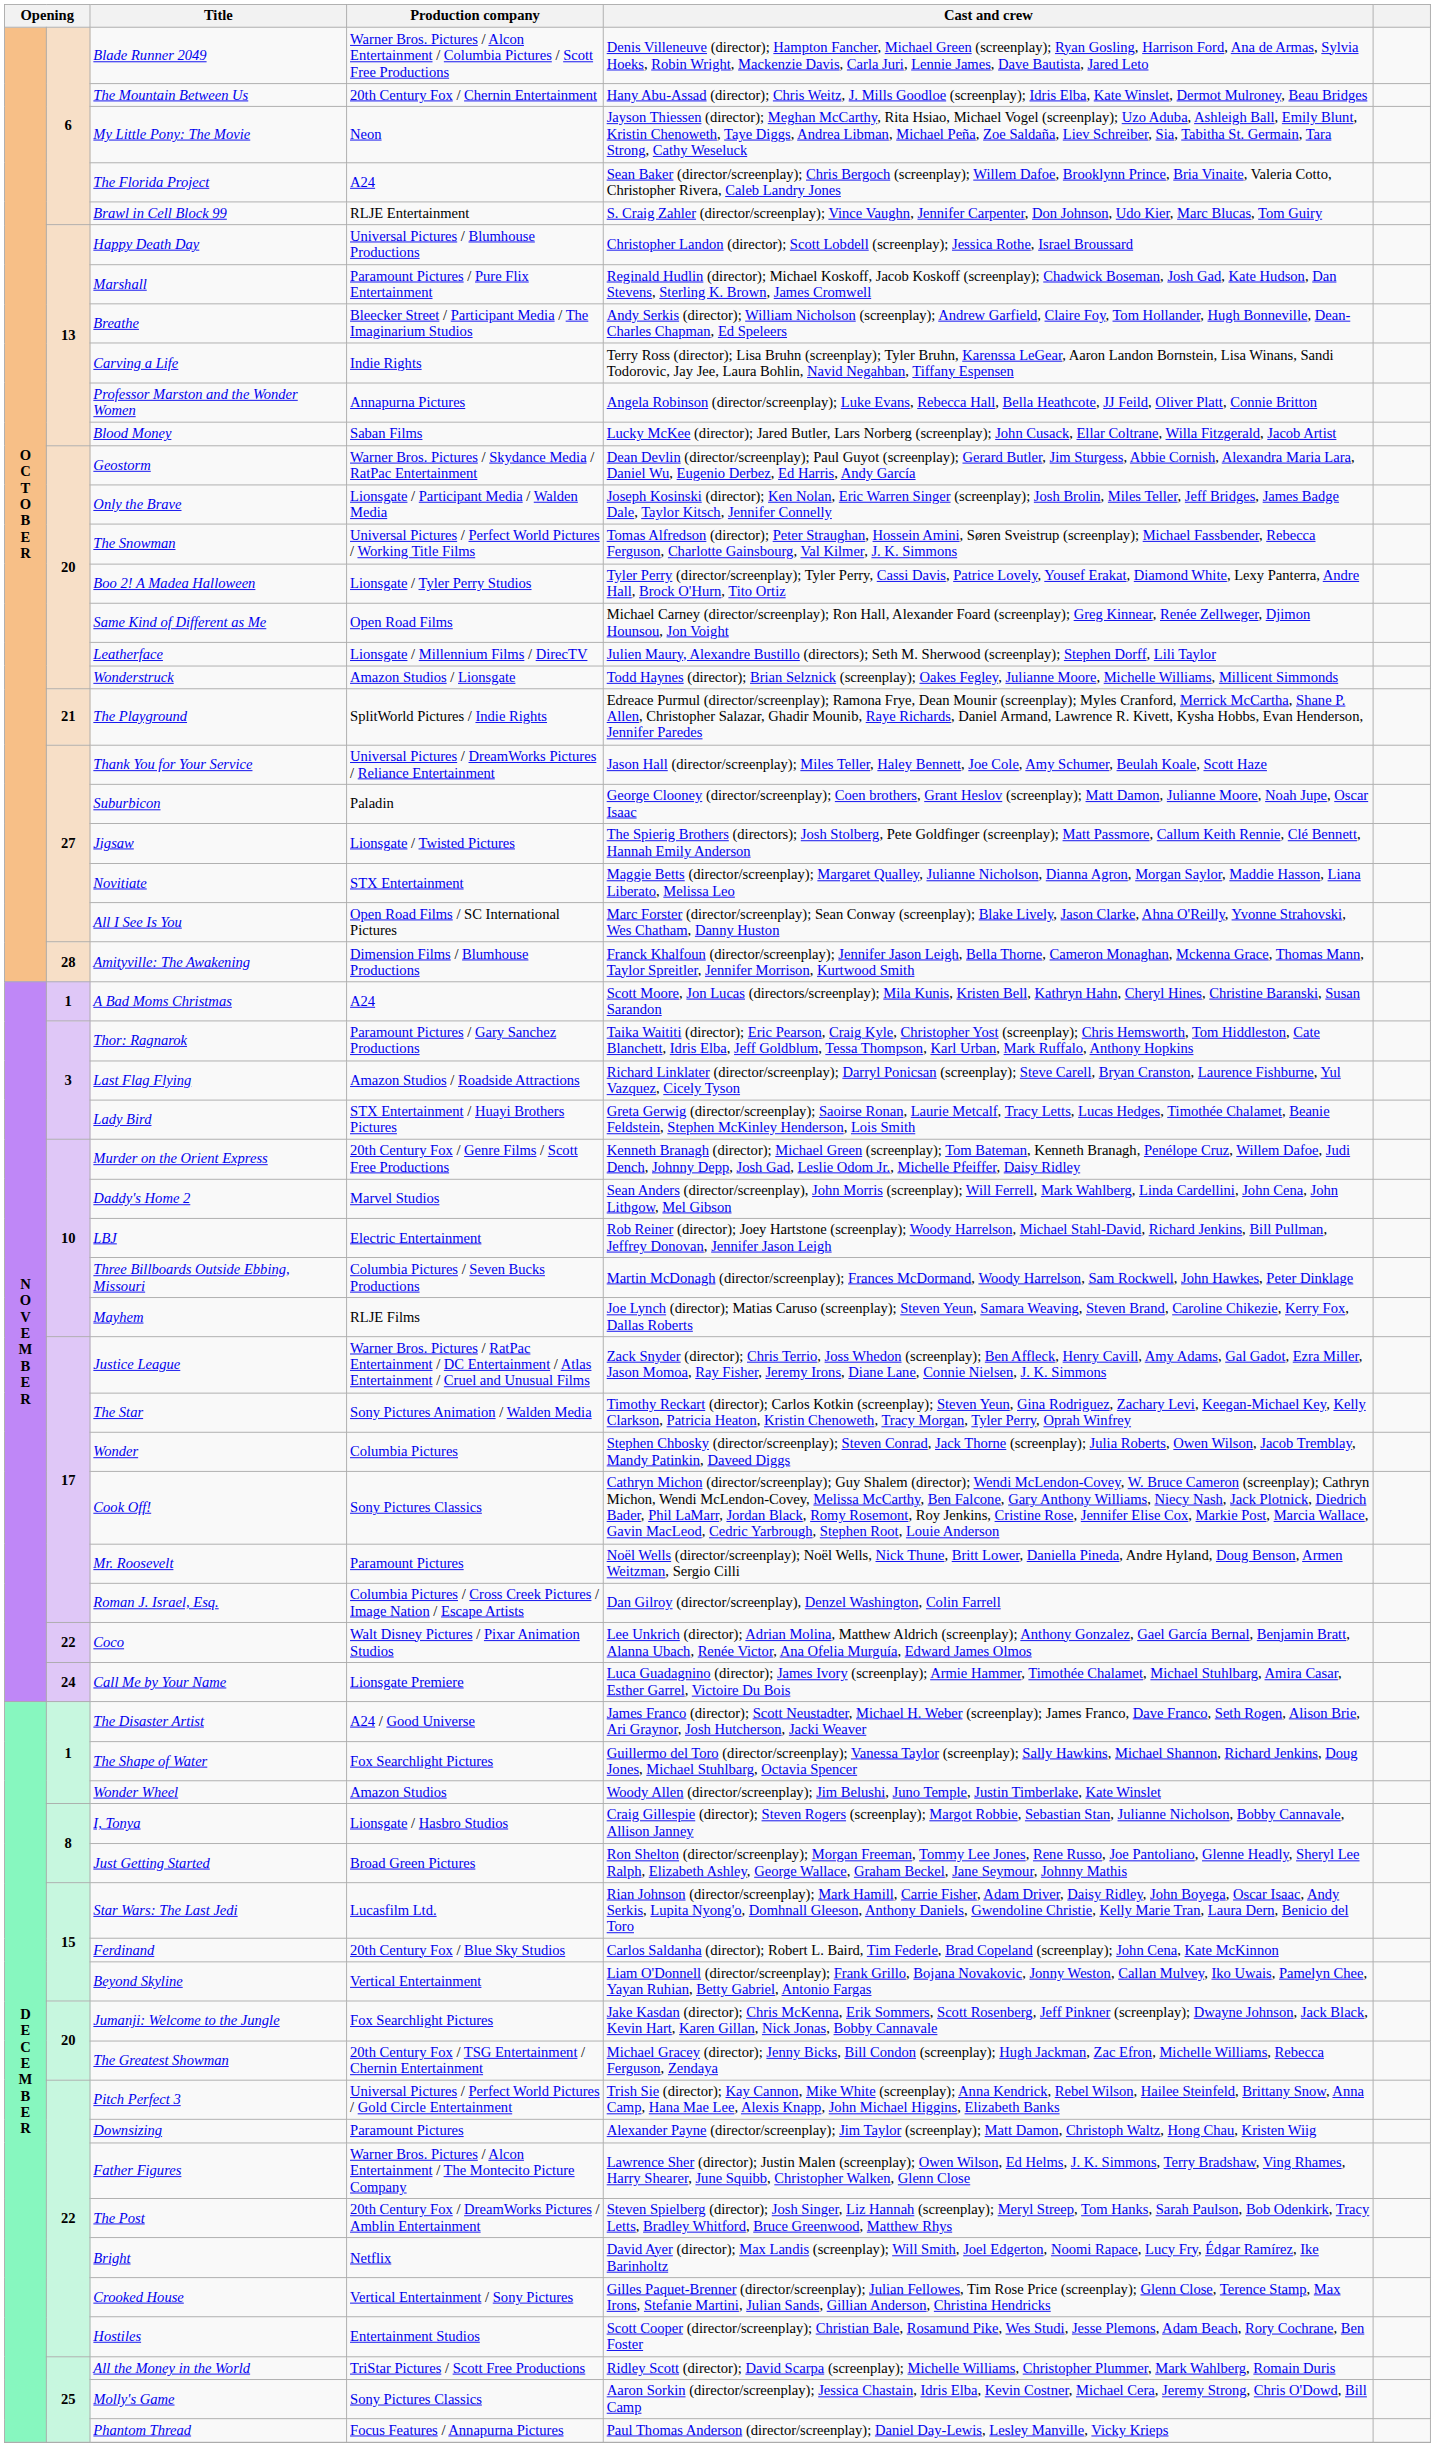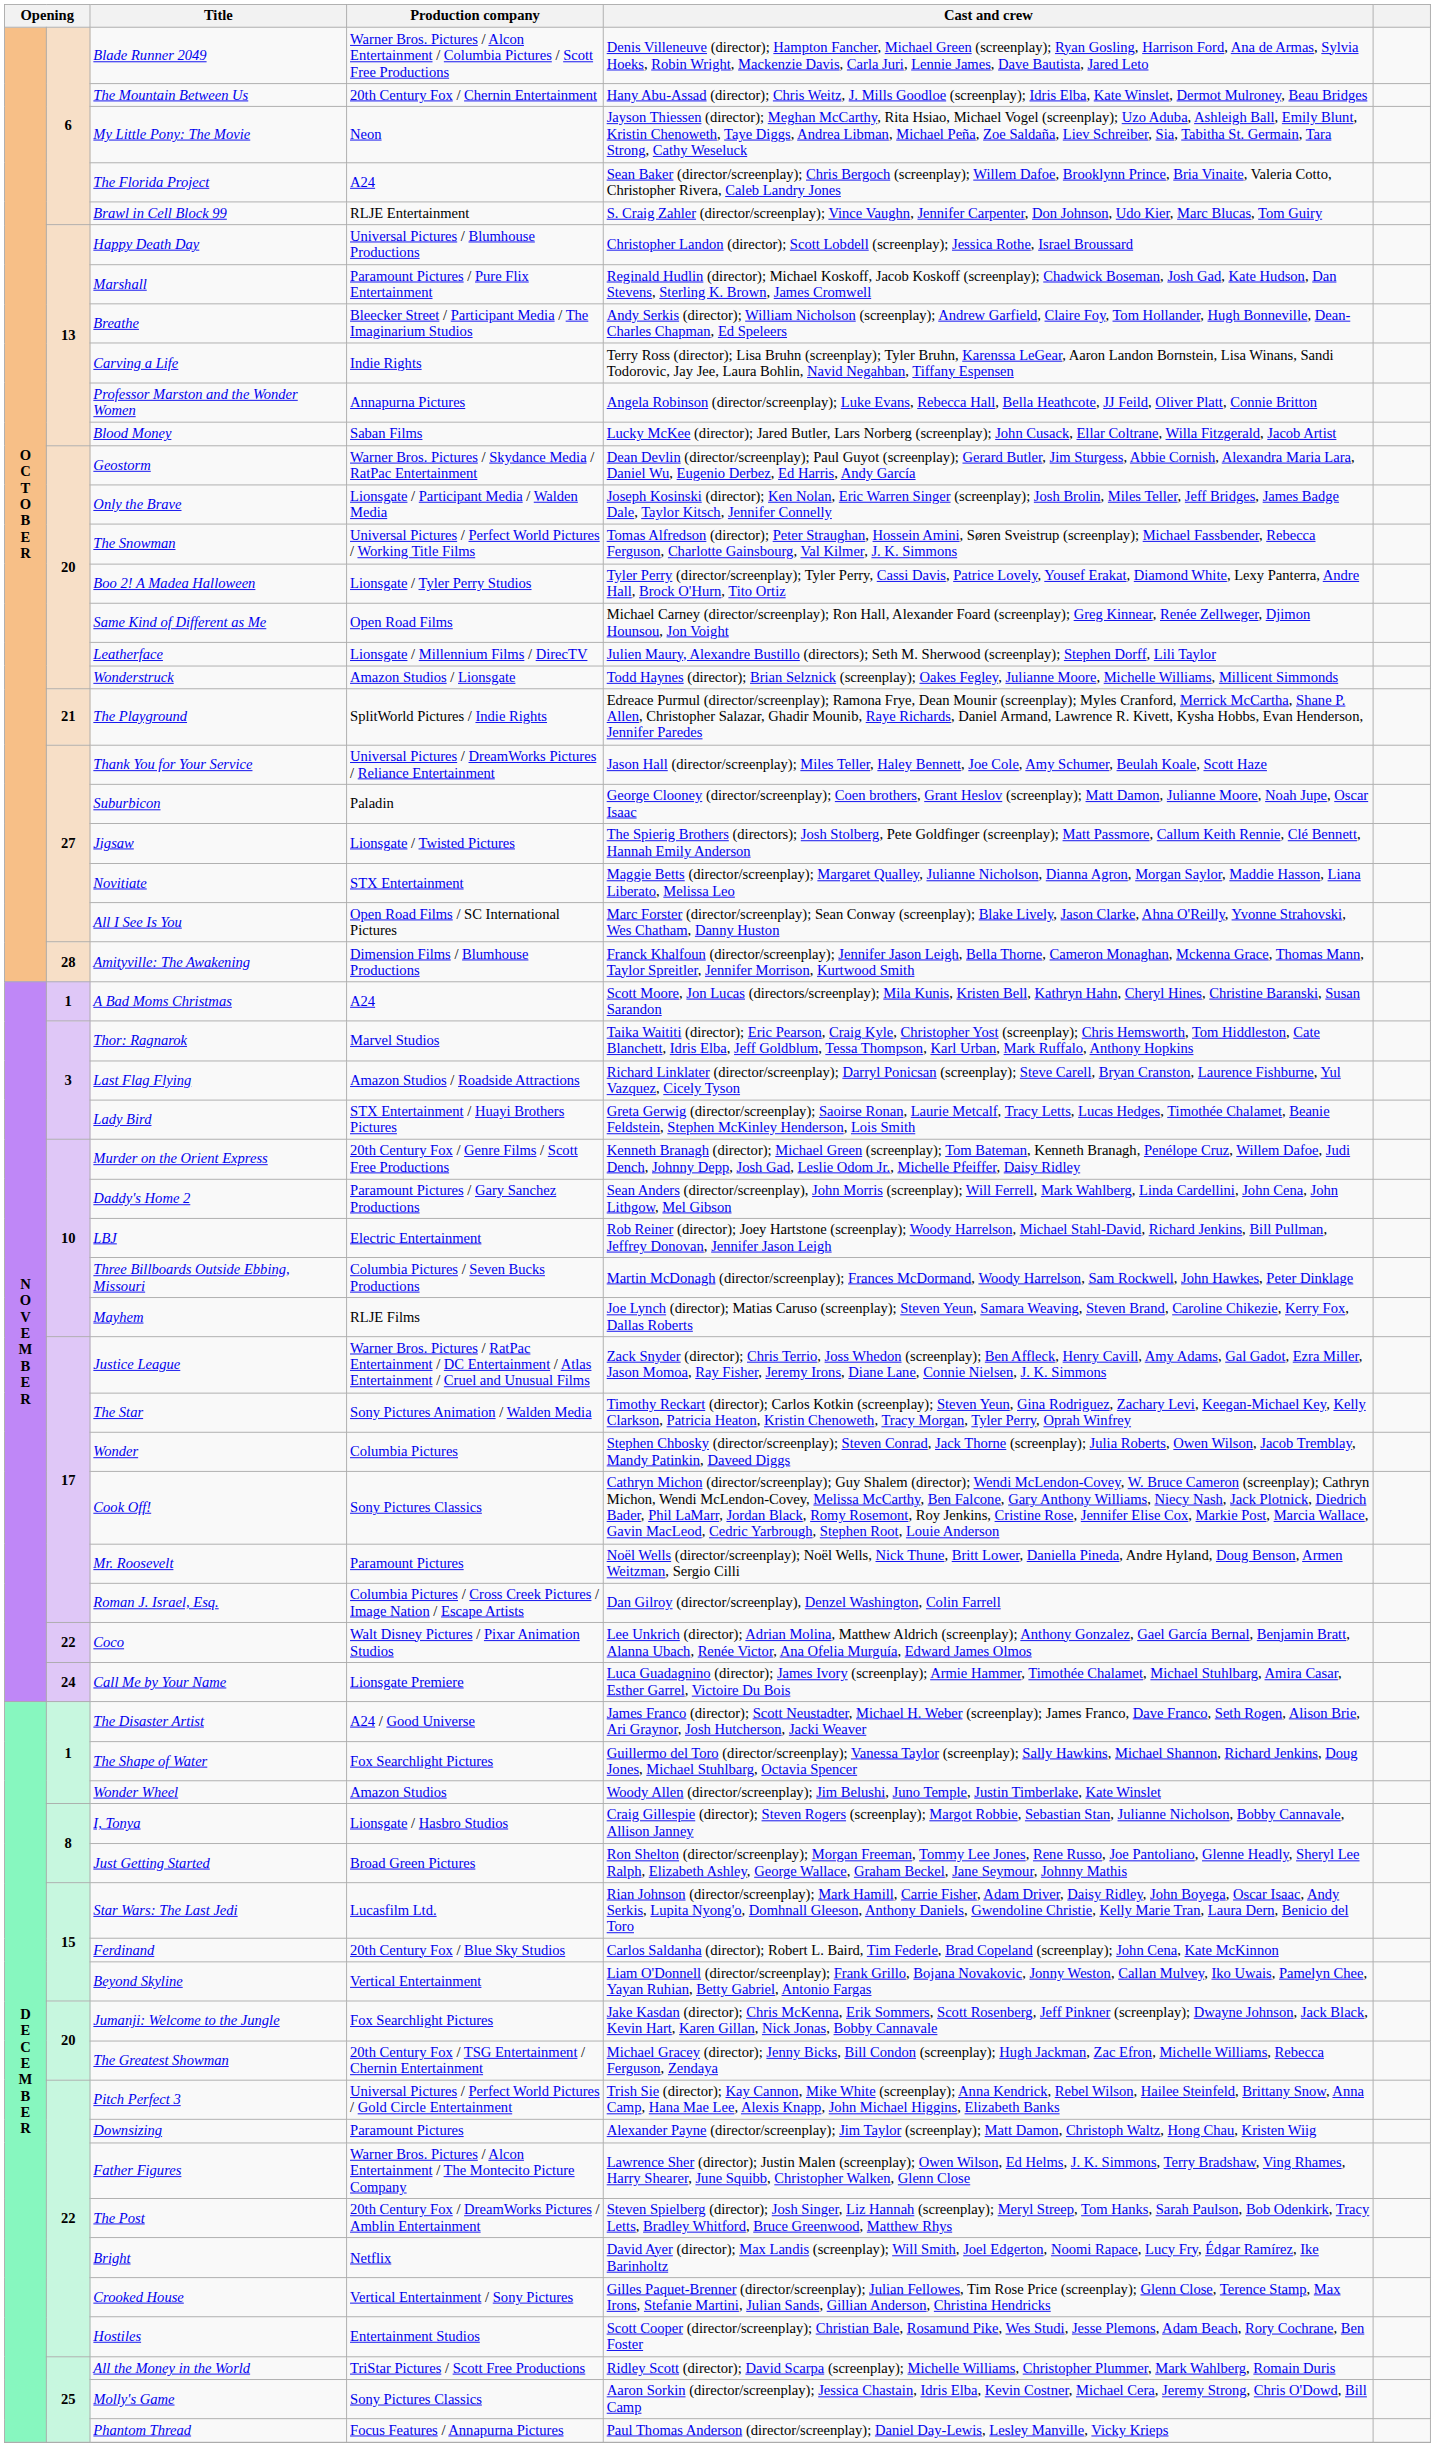(453, 1040) Paramount Pictures / Gary Sanchez Productions -> (395, 1040) Marvel Studios
(395, 1198) Marvel Studios -> (453, 1198) Paramount Pictures / Gary Sanchez Productions
